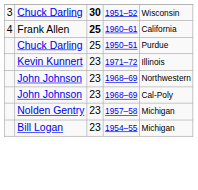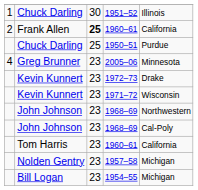(10, 12) 3 -> (10, 12) 1
(95, 12) bold -> (95, 12) normal
(160, 13) Wisconsin -> (153, 13) Illinois
(10, 29) 4 -> (10, 29) 2
+ row: (49, 62)
+ row: (50, 78)
(153, 62) Illinois -> (160, 95) Wisconsin
+ row: (42, 144)
